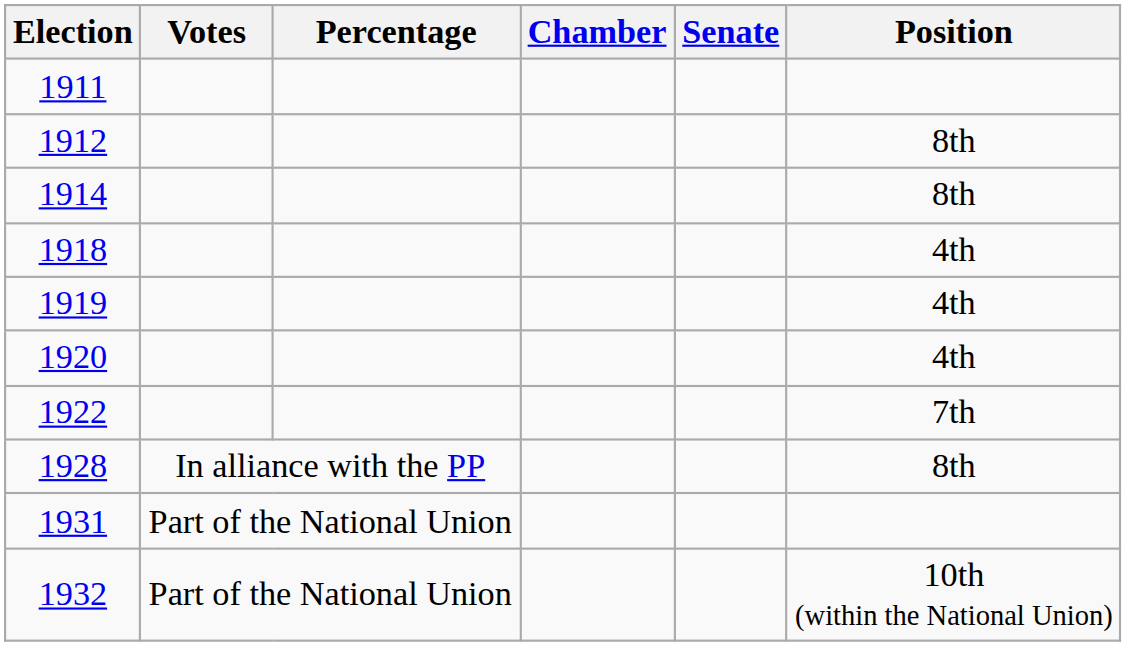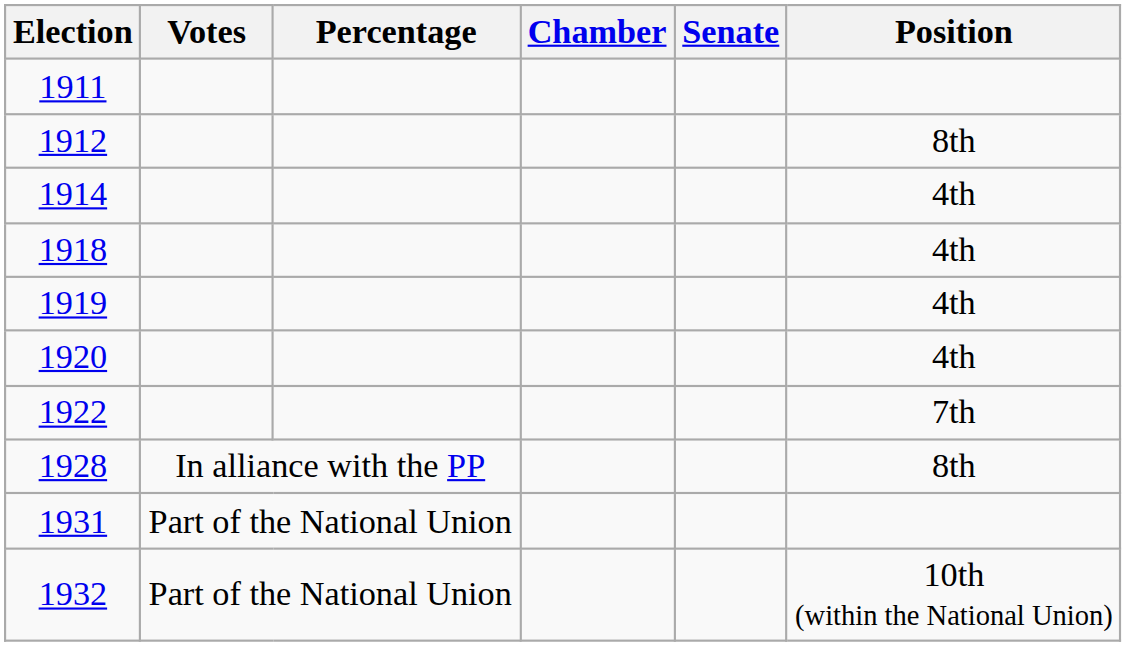(954, 194) 8th -> (954, 194) 4th
